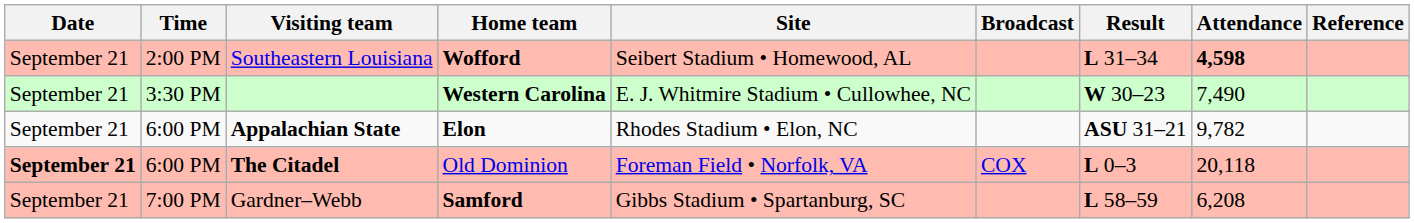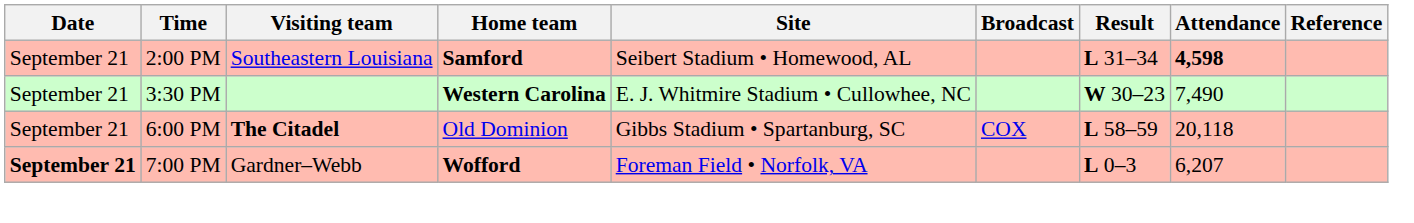(481, 58) Wofford -> (483, 58) Samford
- row: (315, 129)
(73, 164) bold -> (69, 129) normal
(742, 164) Foreman Field • Norfolk, VA -> (760, 129) Gibbs Stadium • Spartanburg, SC
(1110, 164) L 0–3 -> (1121, 129) L 58–59
(69, 200) normal -> (73, 164) bold
(483, 200) Samford -> (481, 164) Wofford
(760, 200) Gibbs Stadium • Spartanburg, SC -> (742, 164) Foreman Field • Norfolk, VA
(1121, 200) L 58–59 -> (1110, 164) L 0–3
(1221, 200) 6,208 -> (1199, 164) 6,207
